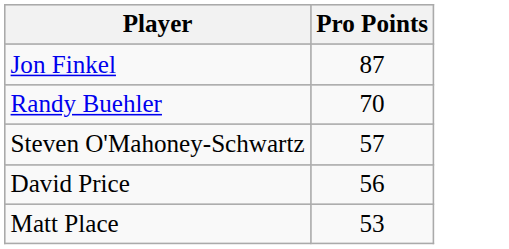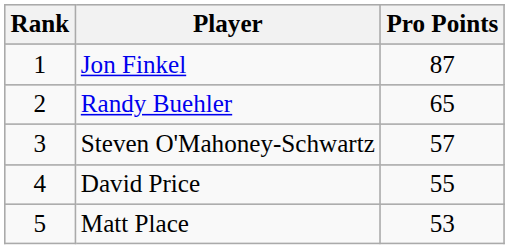+ column: (40, 24)
(372, 104) 70 -> (442, 104) 65
(372, 183) 56 -> (442, 183) 55
